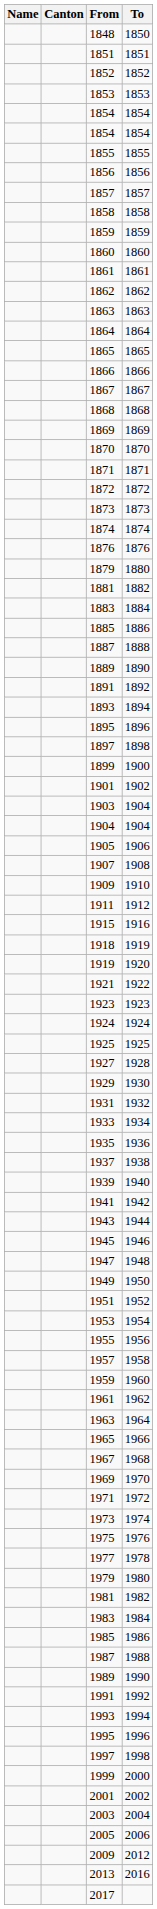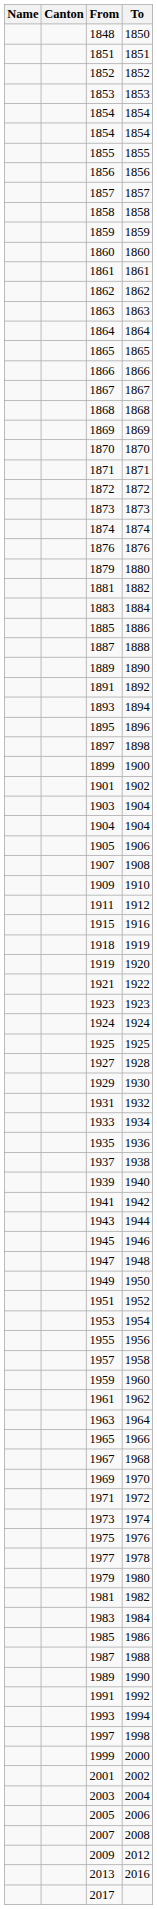- row: (102, 1736)
+ row: (102, 1835)
